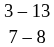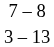rows swapped: (27, 11) <-> (27, 36)
